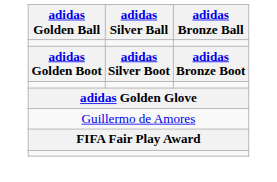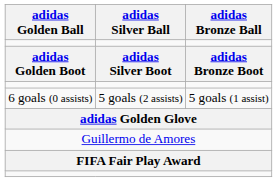+ row: (50, 98)
